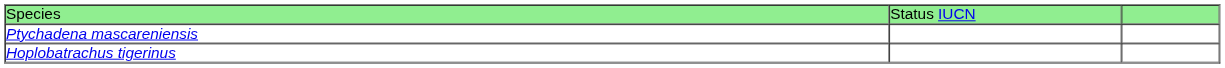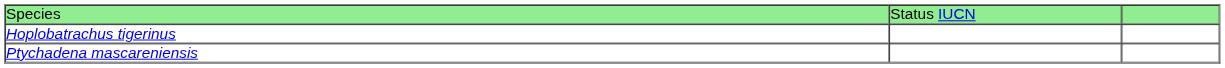rows swapped: (91, 52) <-> (102, 33)
